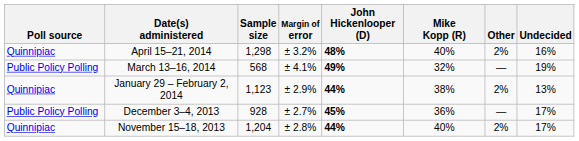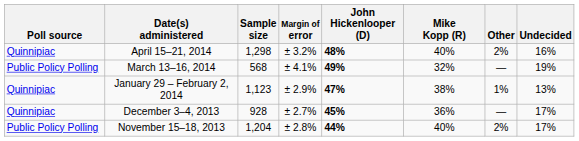(335, 90) 44% -> (335, 90) 47%
(501, 90) 2% -> (501, 90) 1%
(52, 112) Public Policy Polling -> (31, 112) Quinnipiac
(31, 128) Quinnipiac -> (52, 128) Public Policy Polling
